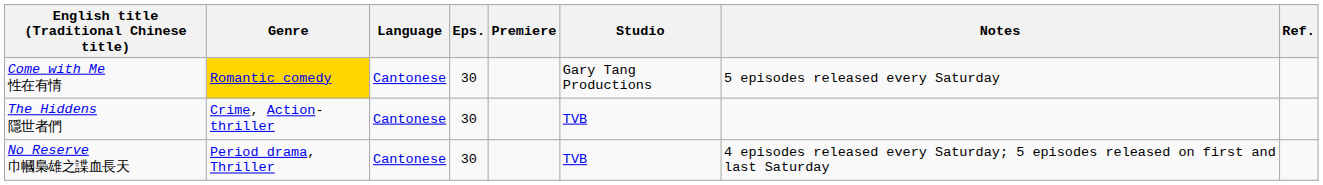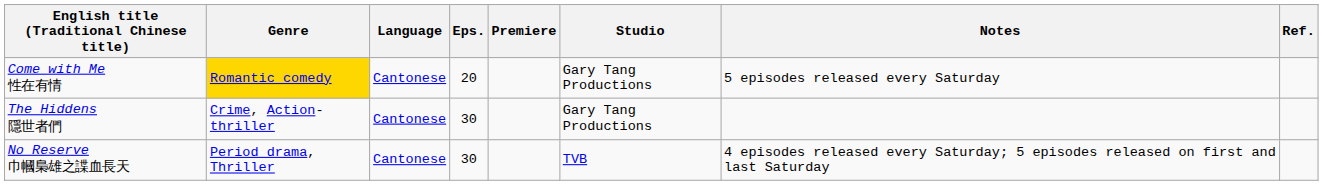(469, 78) 30 -> (469, 78) 20
(575, 119) TVB -> (607, 119) Gary Tang Productions
